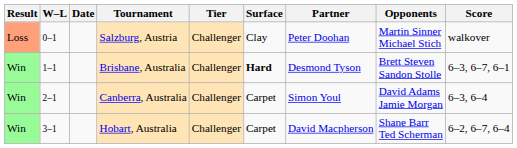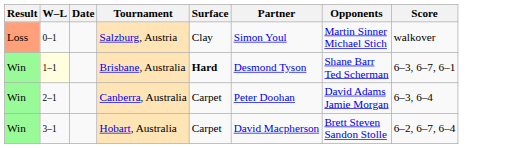- column: (216, 13)
(319, 37) Peter Doohan -> (260, 37) Simon Youl
(50, 68) no background -> (50, 68) lightyellow background
(410, 67) Brett Steven Sandon Stolle -> (356, 67) Shane Barr Ted Scherman
(314, 98) Simon Youl -> (264, 98) Peter Doohan
(411, 128) Shane Barr Ted Scherman -> (356, 128) Brett Steven Sandon Stolle
